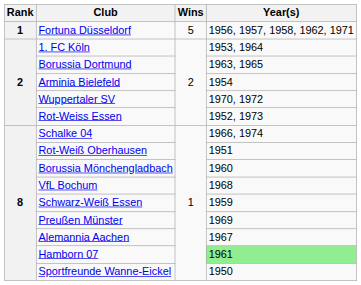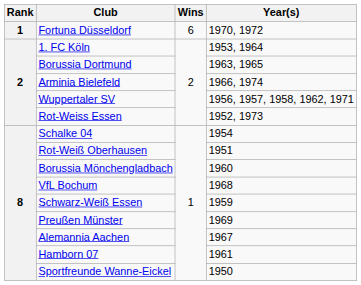(191, 30) 5 -> (191, 30) 6
(281, 30) 1956, 1957, 1958, 1962, 1971 -> (236, 30) 1970, 1972
(221, 82) 1954 -> (236, 82) 1966, 1974
(236, 99) 1970, 1972 -> (281, 99) 1956, 1957, 1958, 1962, 1971
(236, 133) 1966, 1974 -> (221, 133) 1954
(221, 254) lightgreen background -> (221, 254) no background
